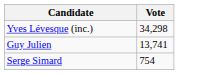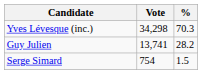+ column: (186, 12)
